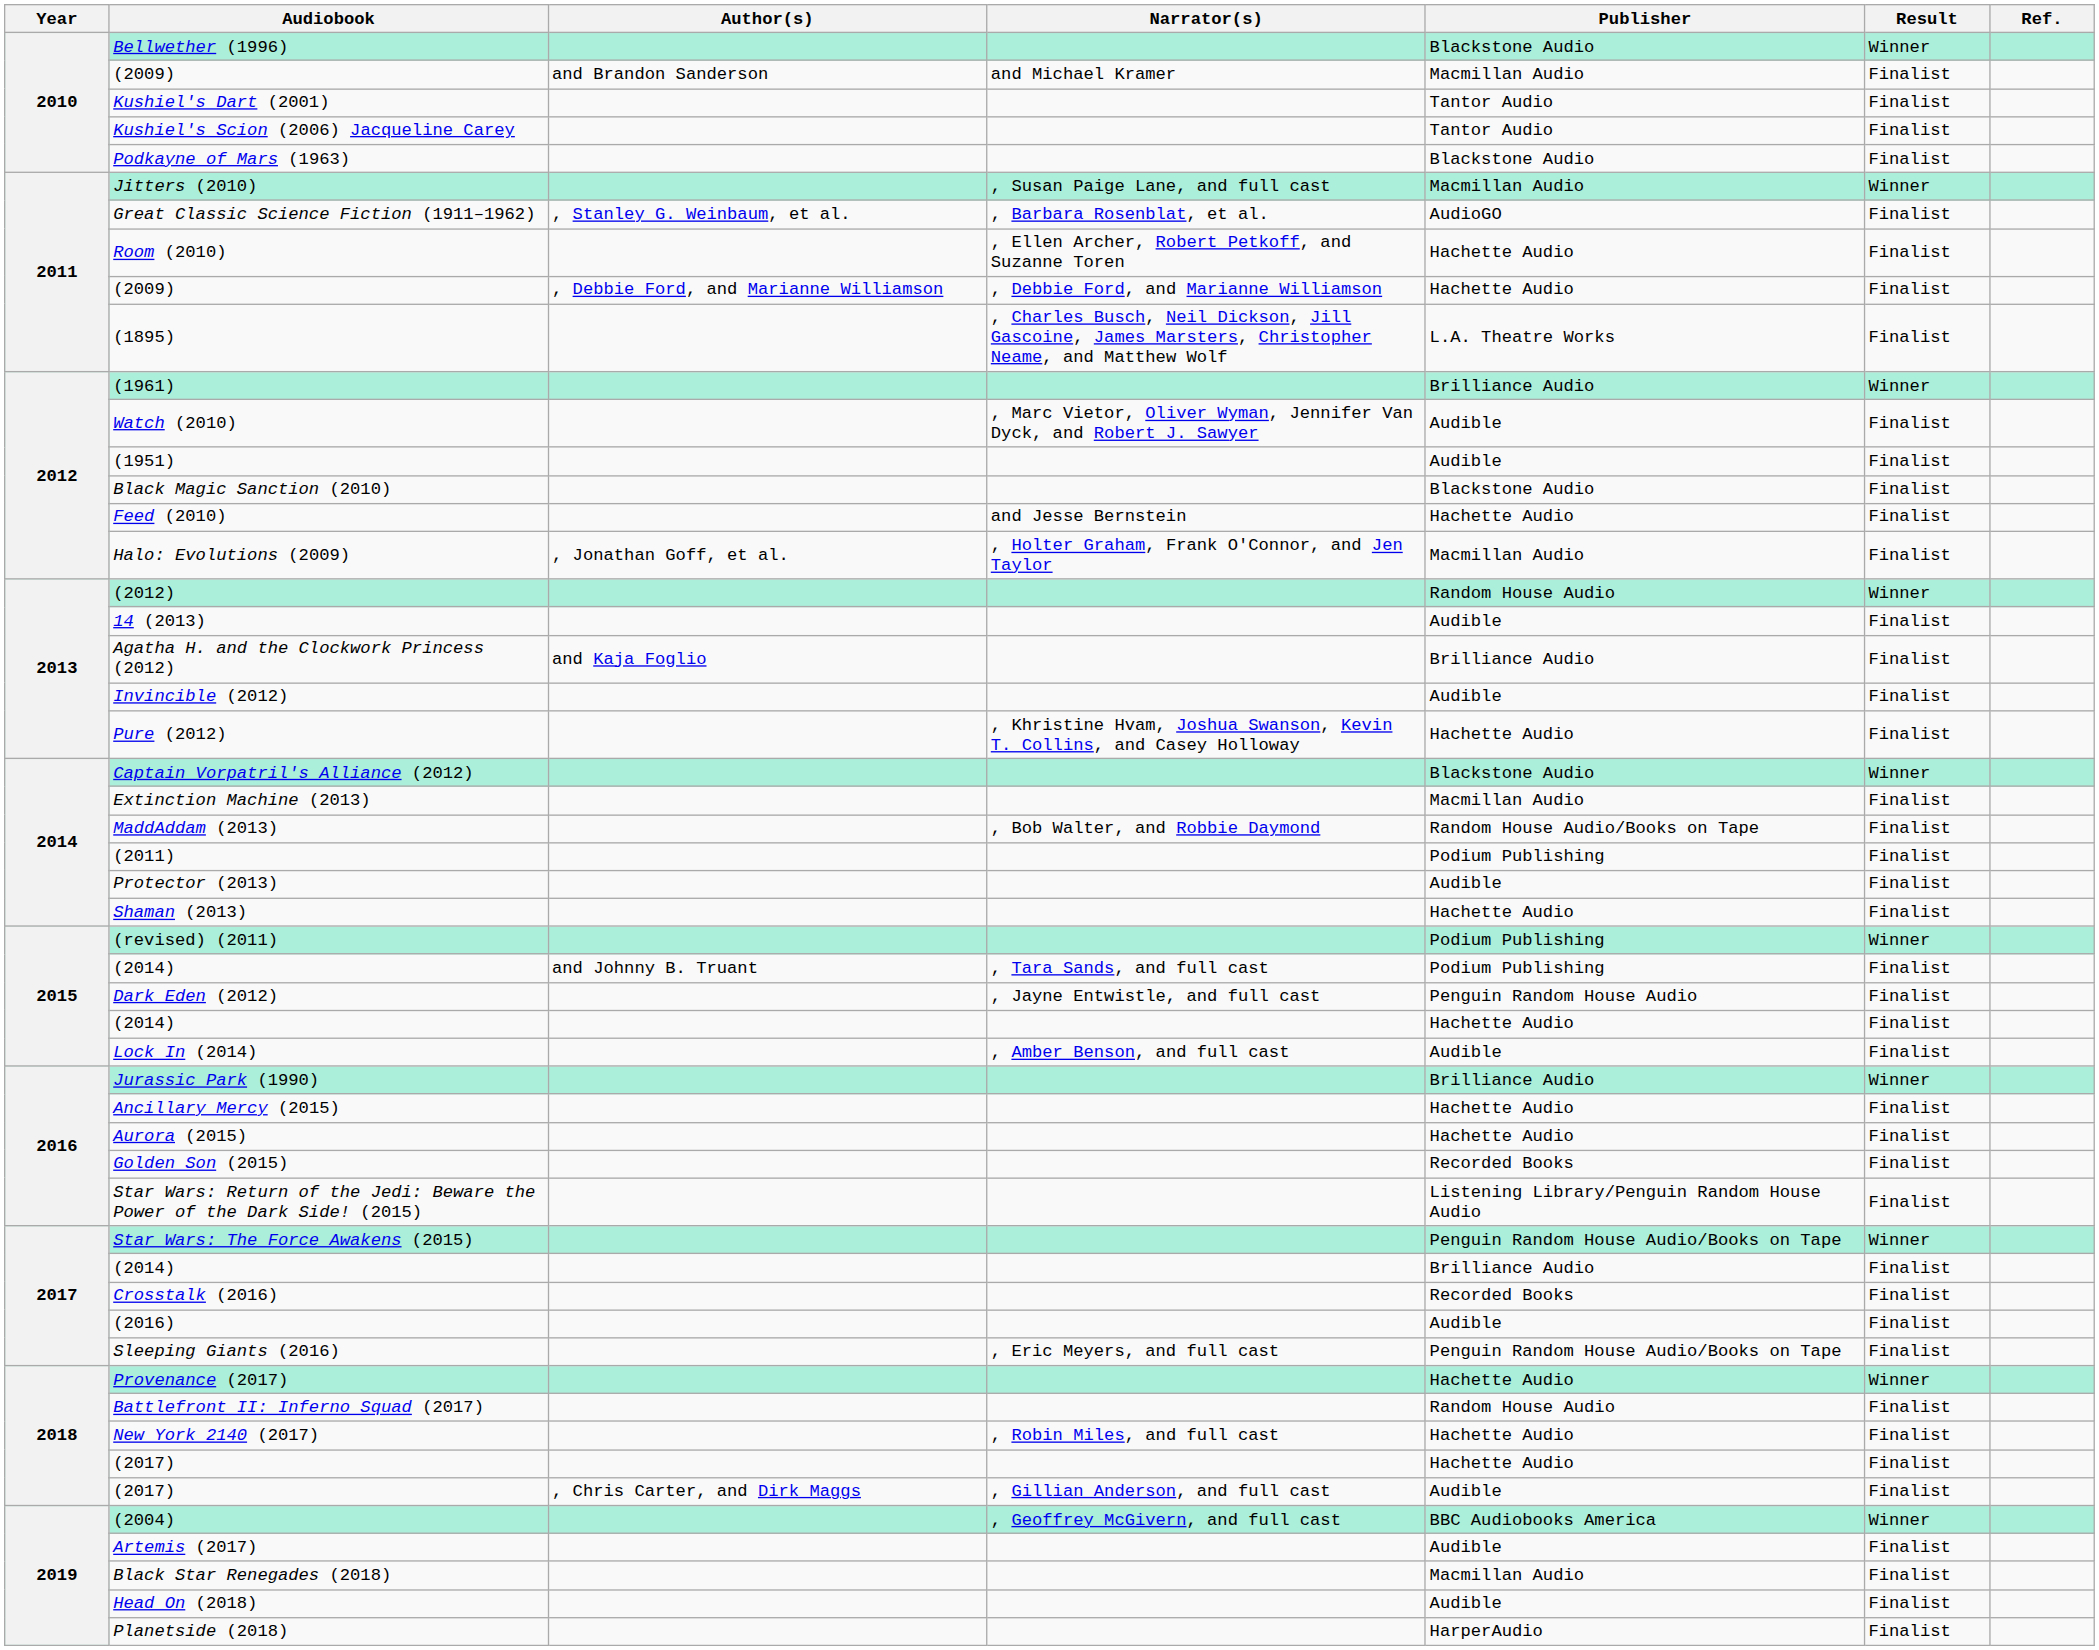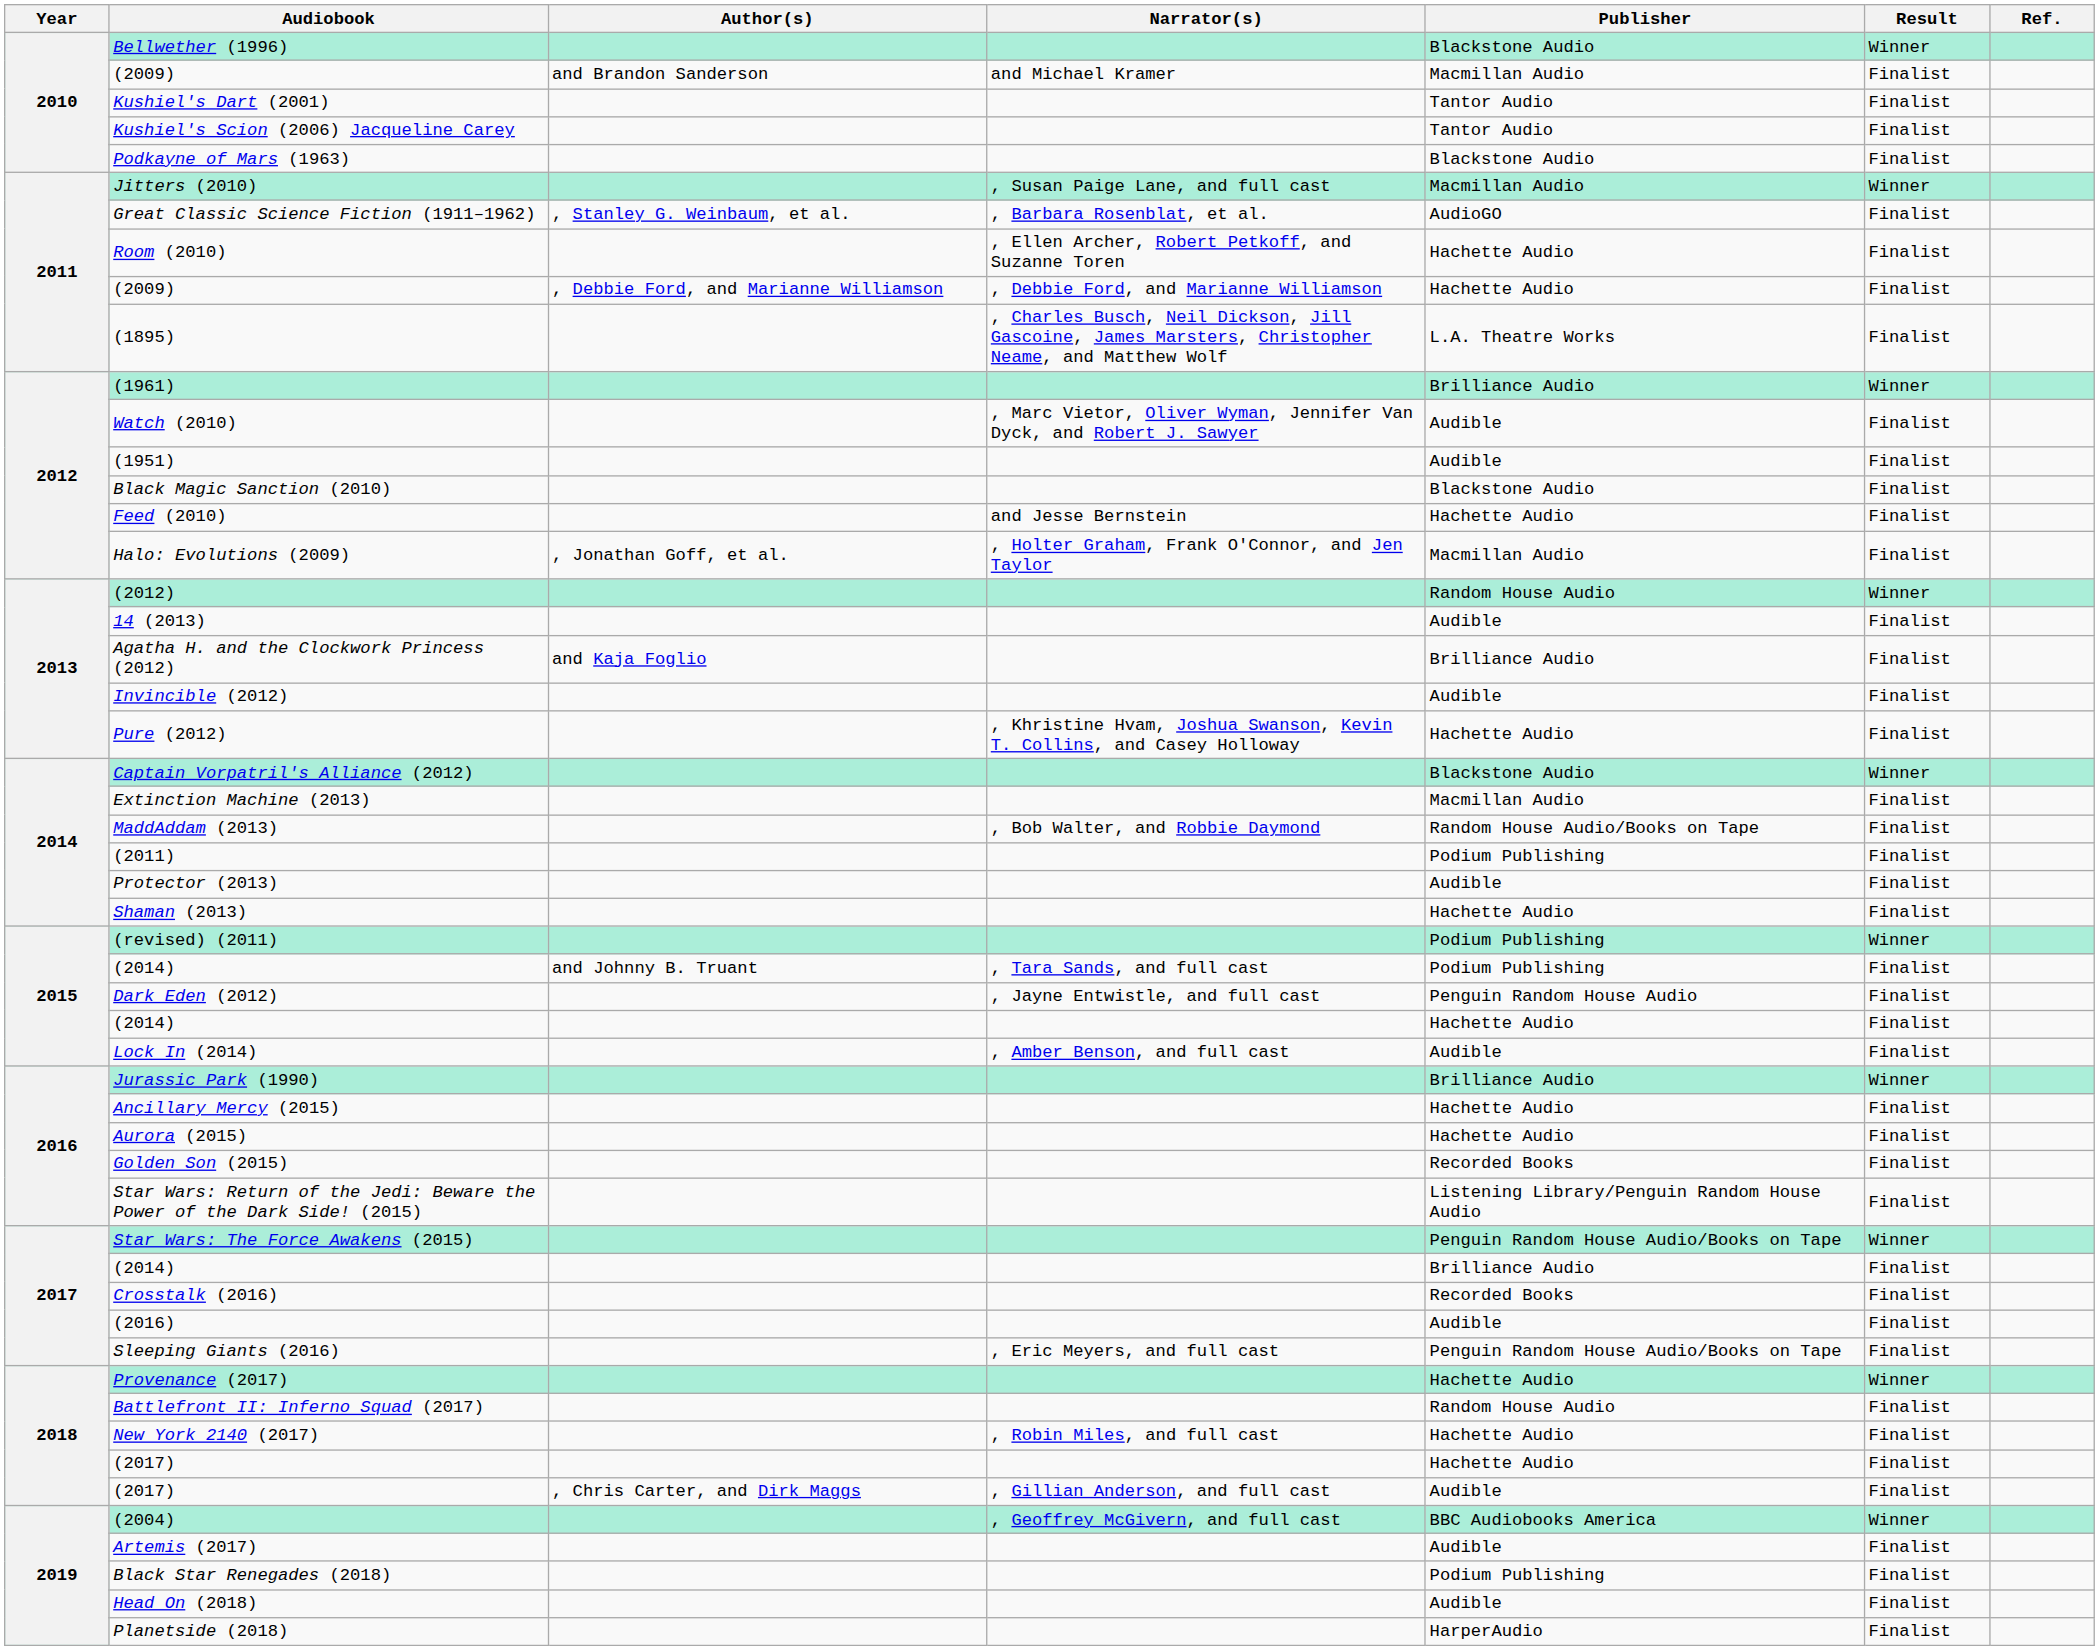(1507, 1575) Macmillan Audio -> (1517, 1575) Podium Publishing
